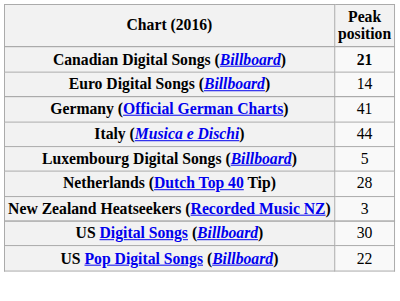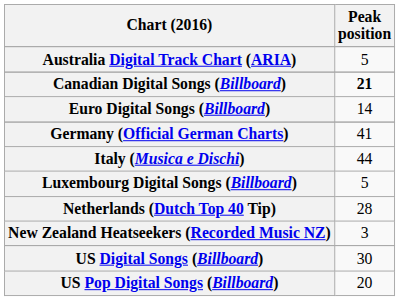+ row: (169, 59)
(365, 258) 22 -> (365, 283) 20
